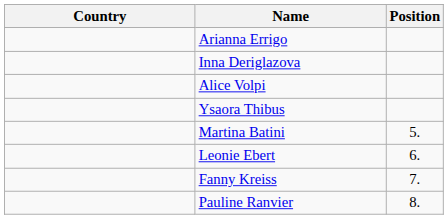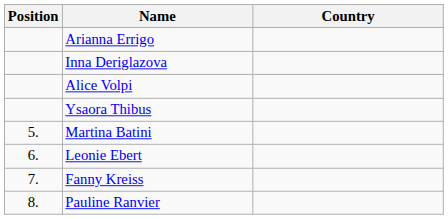columns swapped: (415, 16) <-> (100, 16)
